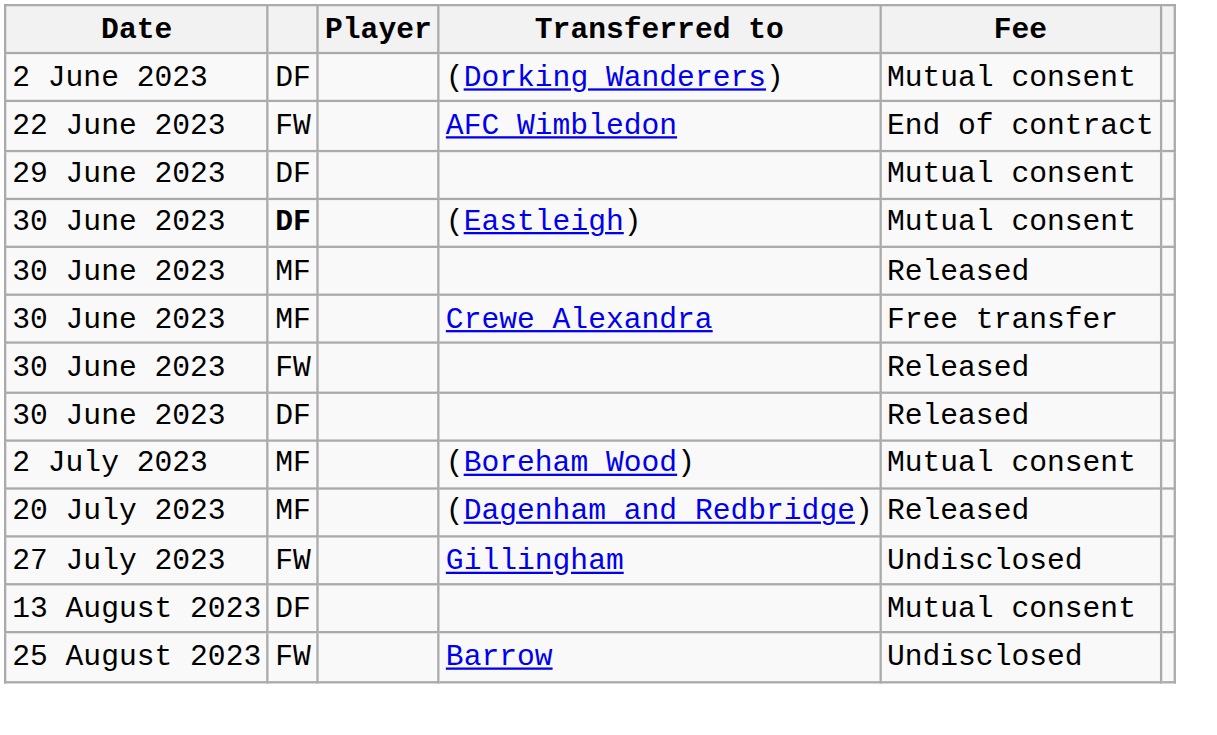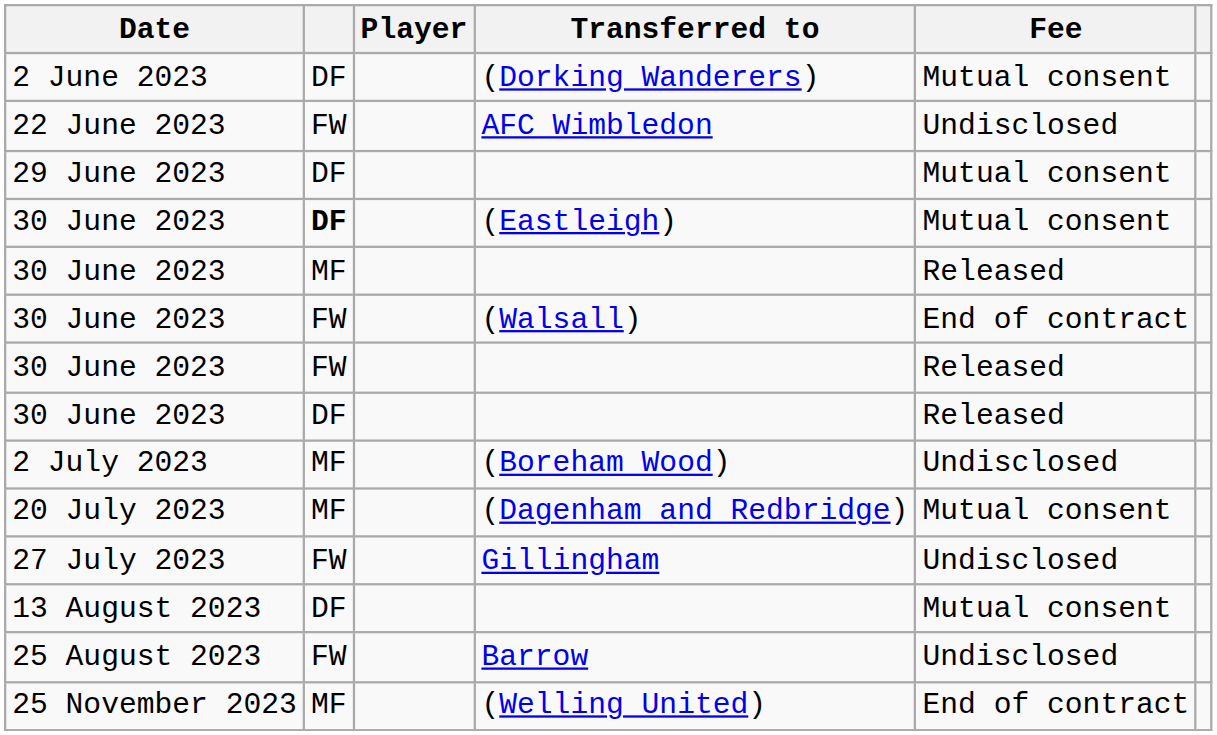(1020, 126) End of contract -> (1020, 126) Undisclosed
+ row: (119, 319)
- row: (119, 319)
(1011, 464) Mutual consent -> (1020, 464) Undisclosed
(958, 512) Released -> (1047, 512) Mutual consent
+ row: (154, 706)
